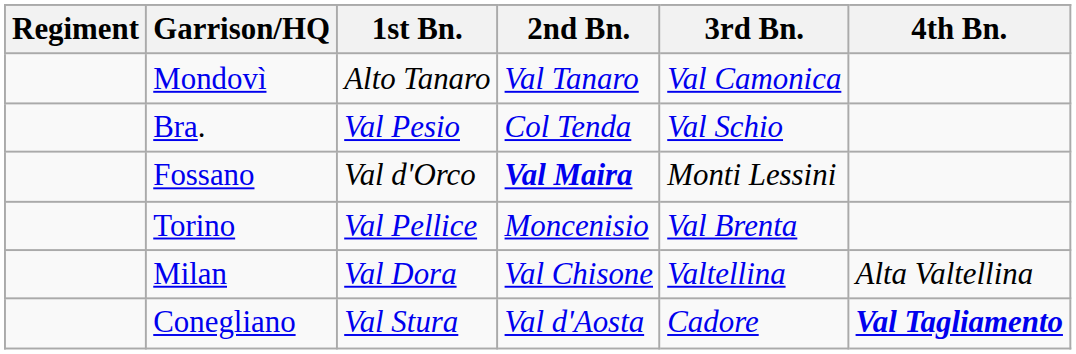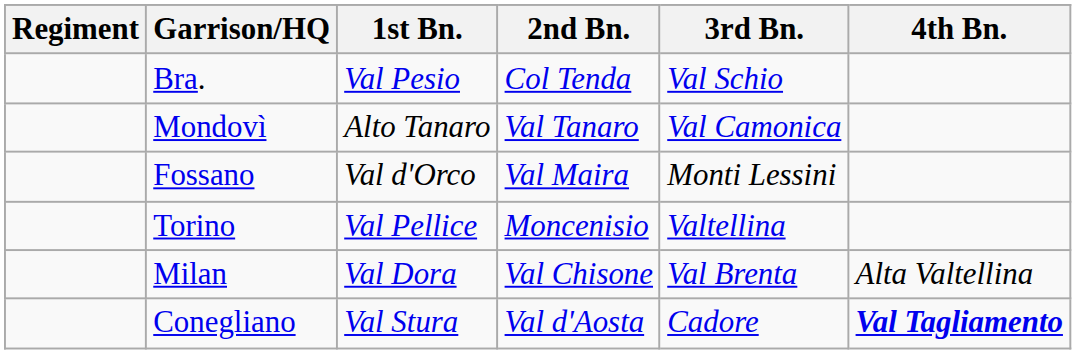rows swapped: (210, 77) <-> (179, 126)
(569, 175) bold -> (567, 175) normal
(732, 224) Val Brenta -> (726, 224) Valtellina
(726, 273) Valtellina -> (732, 273) Val Brenta
